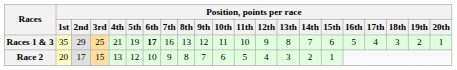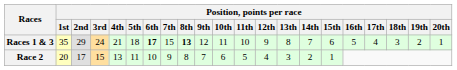(100, 42) 25 -> (100, 42) 24
(135, 42) 19 -> (135, 42) 18
(169, 42) 16 -> (169, 42) 15
(186, 42) normal -> (186, 42) bold
(135, 57) 12 -> (135, 57) 11
